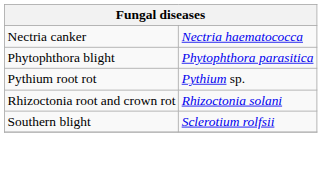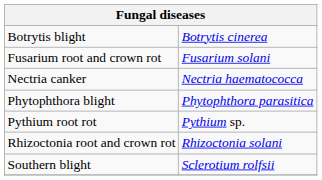+ row: (47, 36)
+ row: (84, 57)
